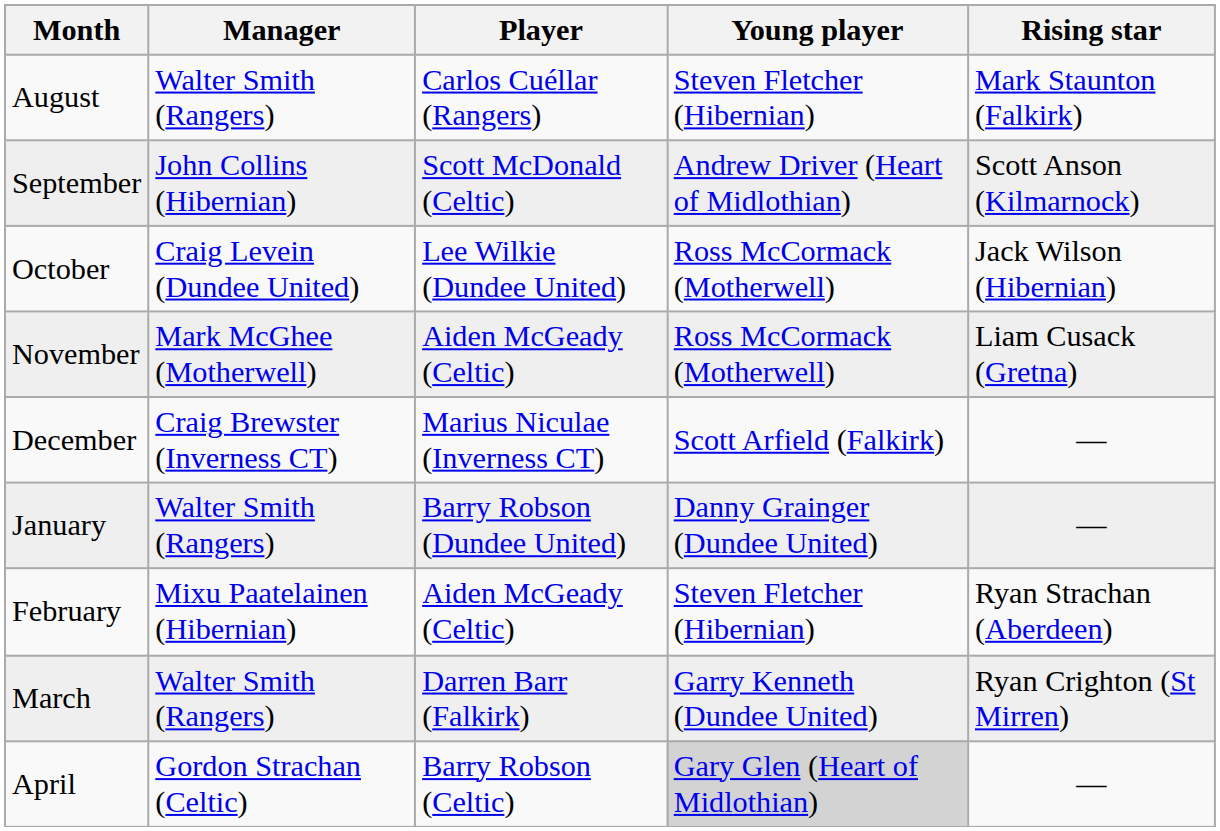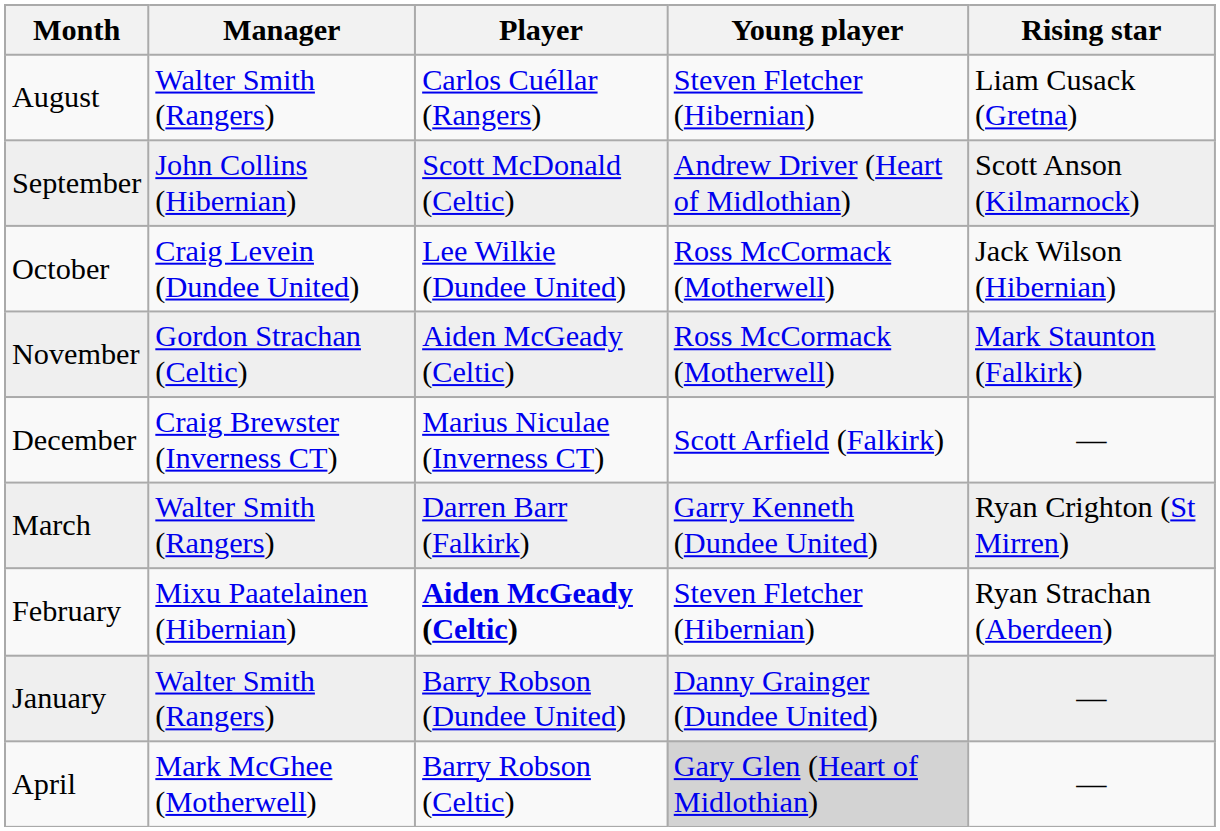(1065, 97) Mark Staunton (Falkirk) -> (1055, 97) Liam Cusack (Gretna)
(244, 354) Mark McGhee (Motherwell) -> (258, 354) Gordon Strachan (Celtic)
(1055, 354) Liam Cusack (Gretna) -> (1065, 354) Mark Staunton (Falkirk)
rows swapped: (59, 525) <-> (51, 697)
(522, 611) normal -> (528, 611) bold
(258, 782) Gordon Strachan (Celtic) -> (244, 782) Mark McGhee (Motherwell)
